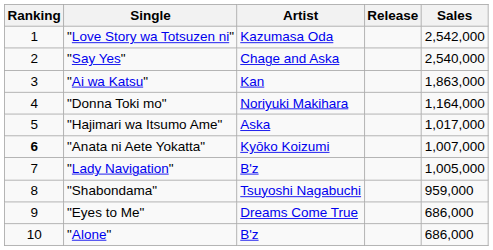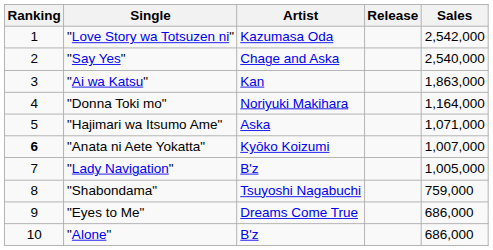(455, 124) 1,017,000 -> (455, 124) 1,071,000
(449, 190) 959,000 -> (449, 190) 759,000
